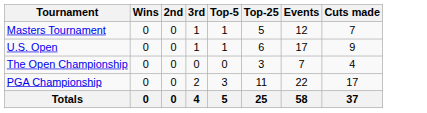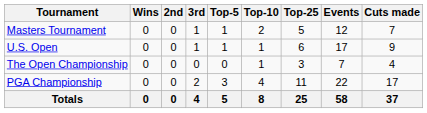+ column: (261, 13)
